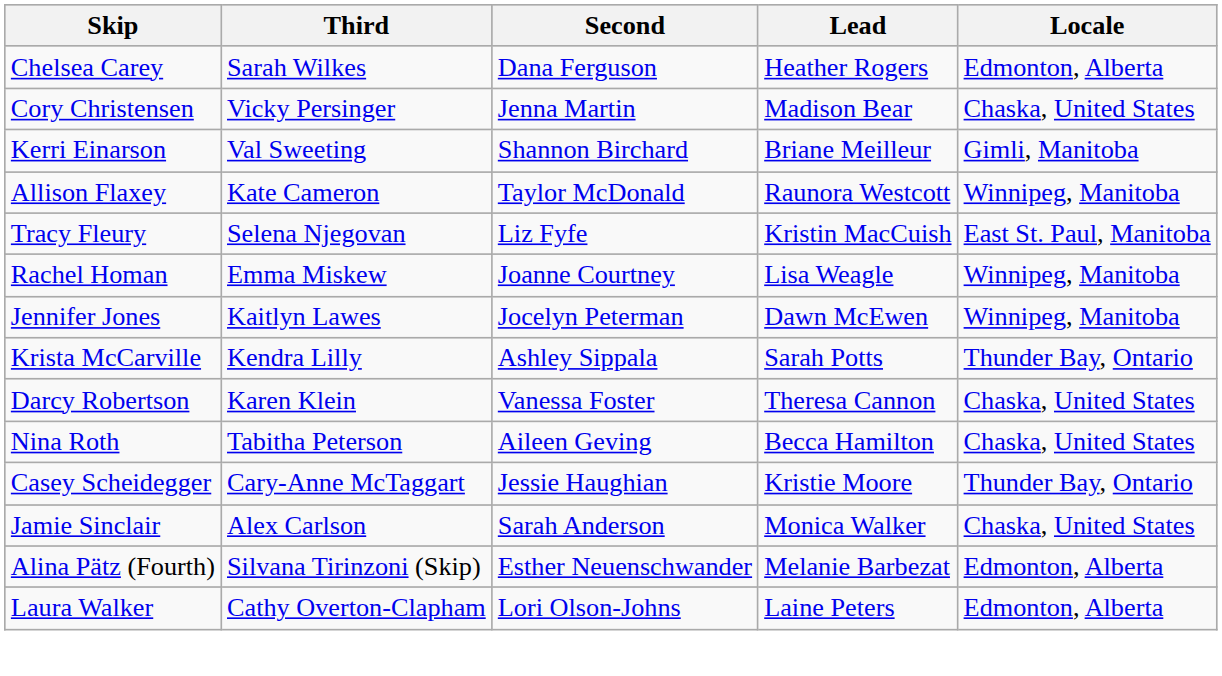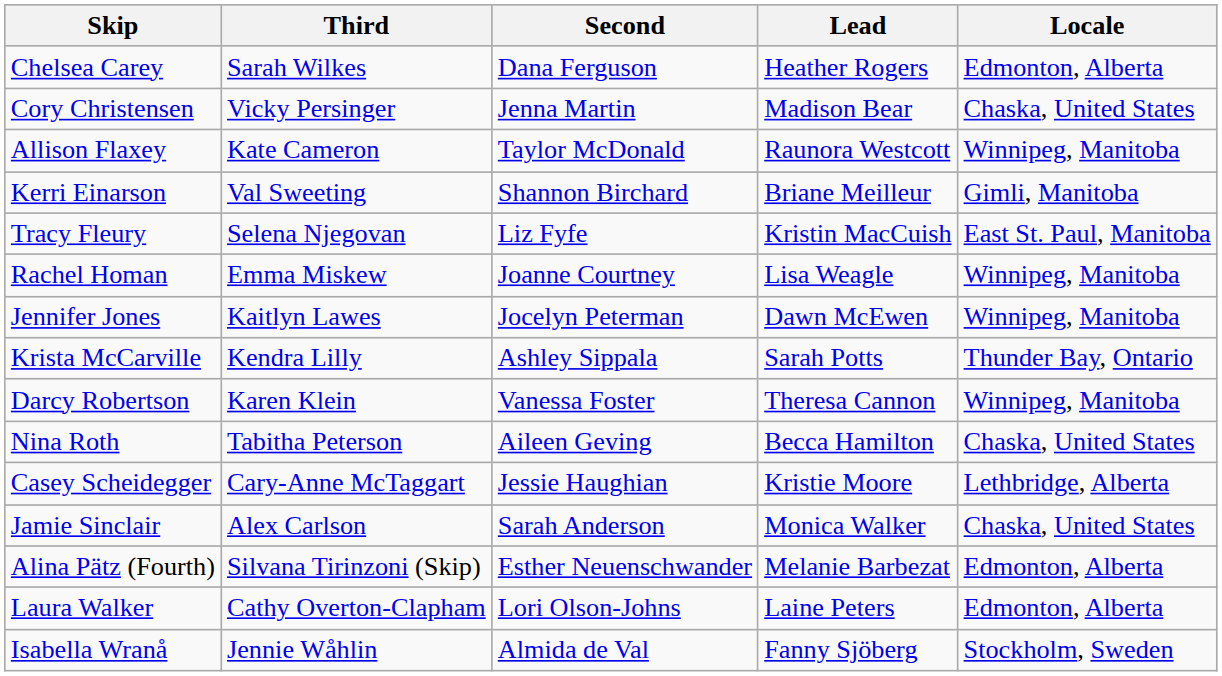rows swapped: (88, 150) <-> (88, 191)
(1079, 399) Chaska, United States -> (1072, 399) Winnipeg, Manitoba
(1078, 483) Thunder Bay, Ontario -> (1066, 483) Lethbridge, Alberta
+ row: (89, 649)
